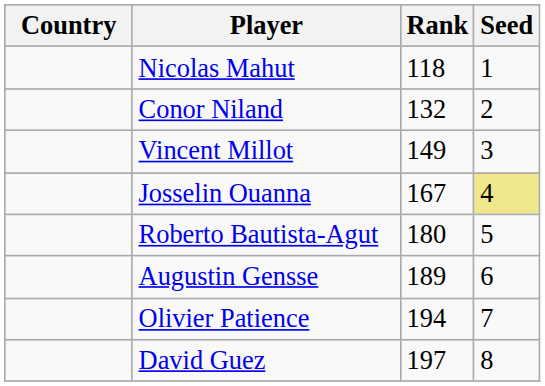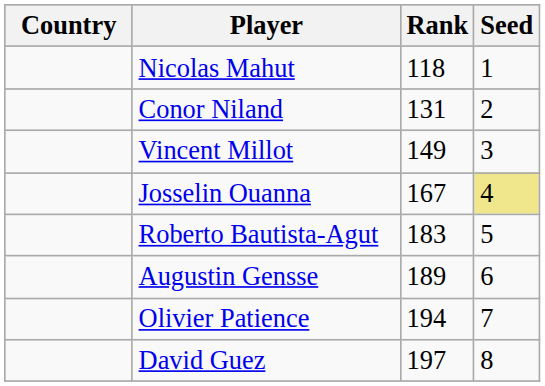(426, 109) 132 -> (426, 109) 131
(426, 234) 180 -> (426, 234) 183
